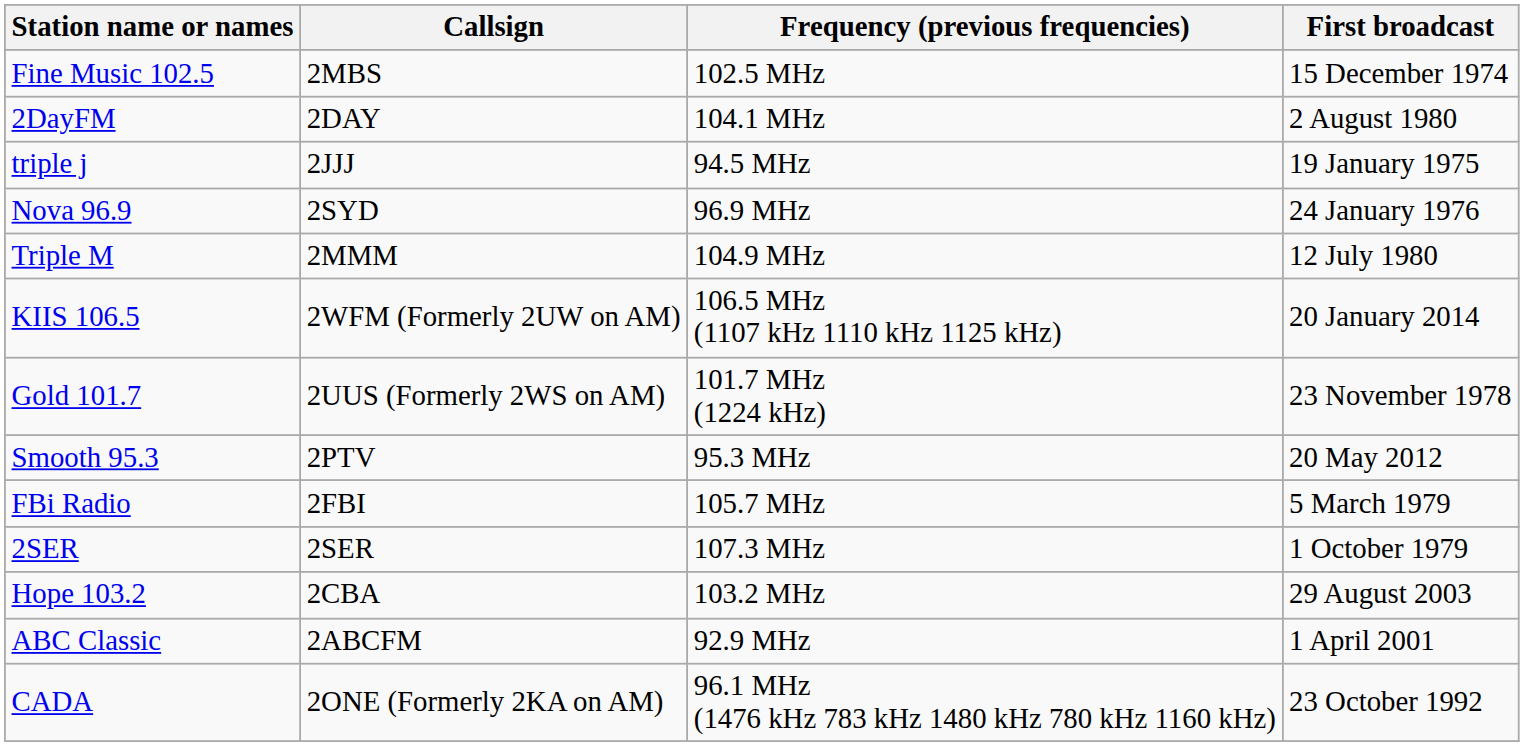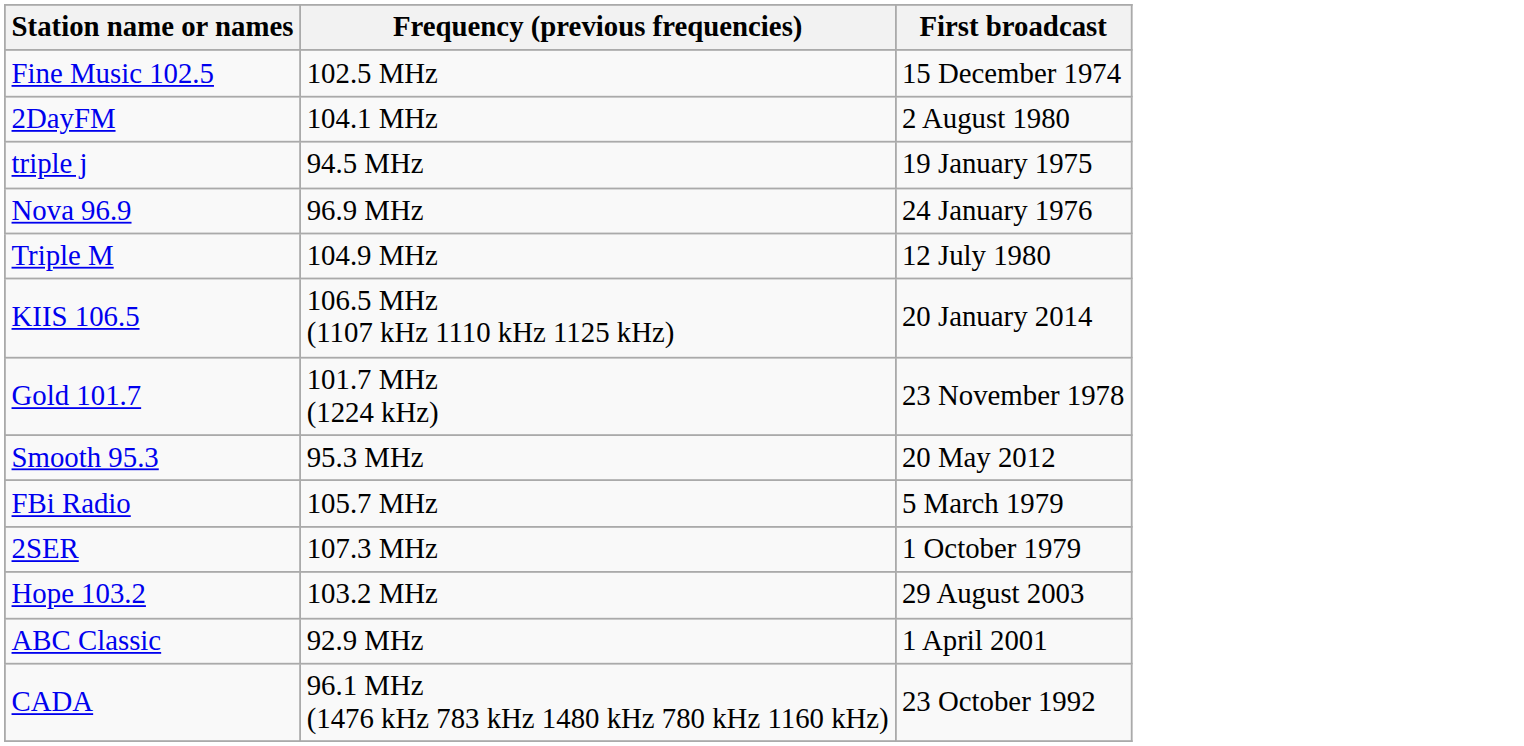- column: (494, 27)
